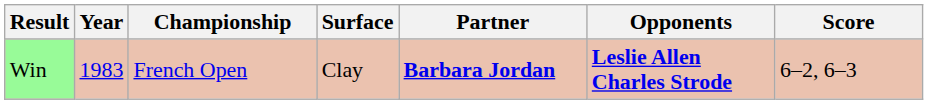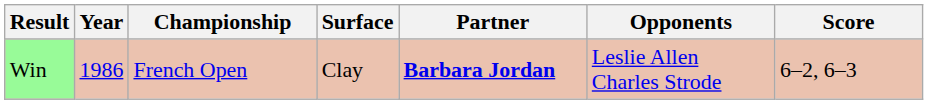(101, 68) 1983 -> (101, 68) 1986
(662, 68) bold -> (657, 68) normal
